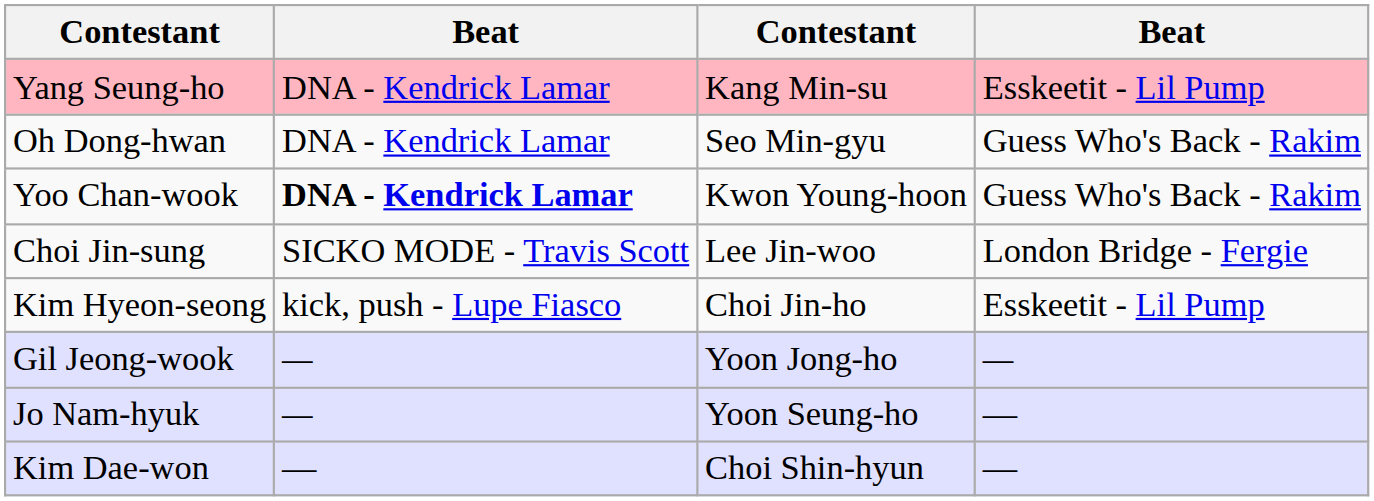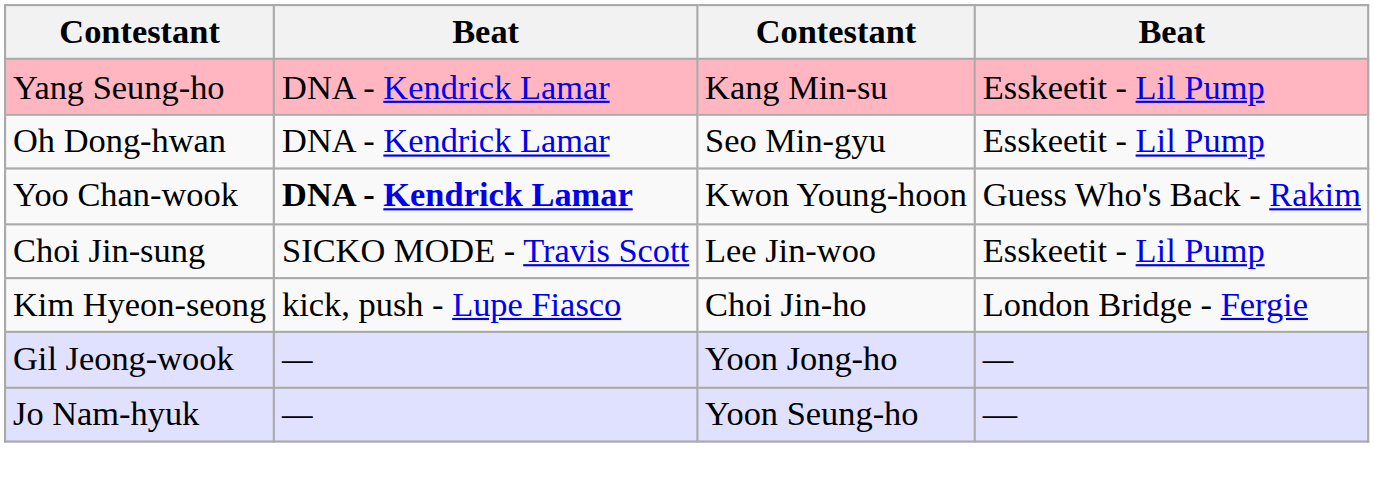(1172, 140) Guess Who's Back - Rakim -> (1124, 140) Esskeetit - Lil Pump
(1145, 250) London Bridge - Fergie -> (1124, 250) Esskeetit - Lil Pump
(1124, 304) Esskeetit - Lil Pump -> (1145, 304) London Bridge - Fergie
- row: (111, 468)
